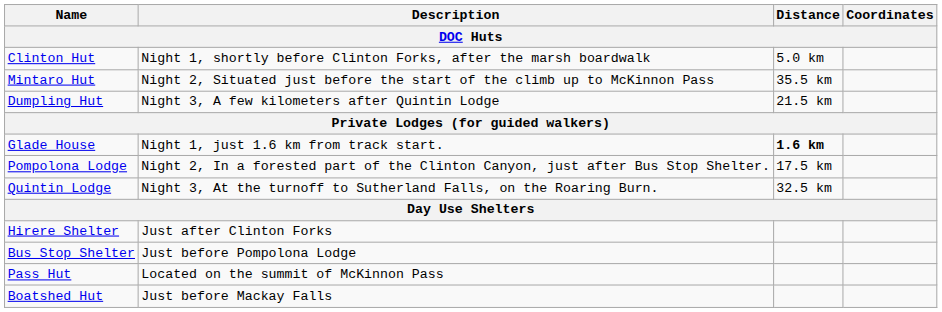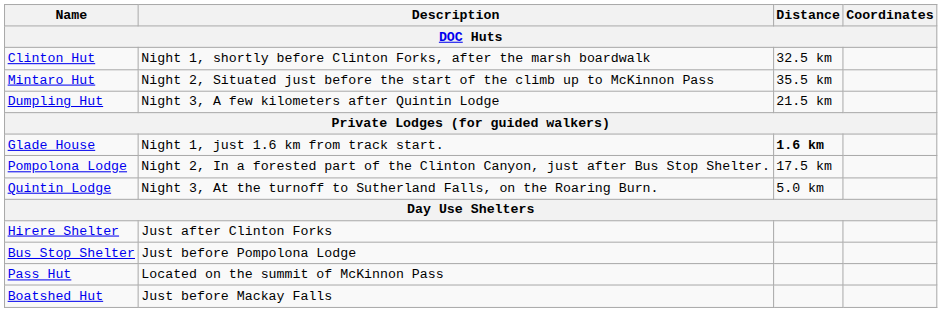(800, 59) 5.0 km -> (804, 59) 32.5 km
(804, 188) 32.5 km -> (800, 188) 5.0 km
